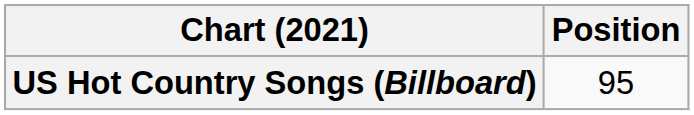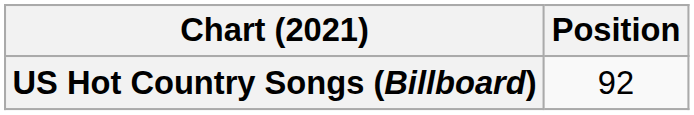(616, 82) 95 -> (616, 82) 92
